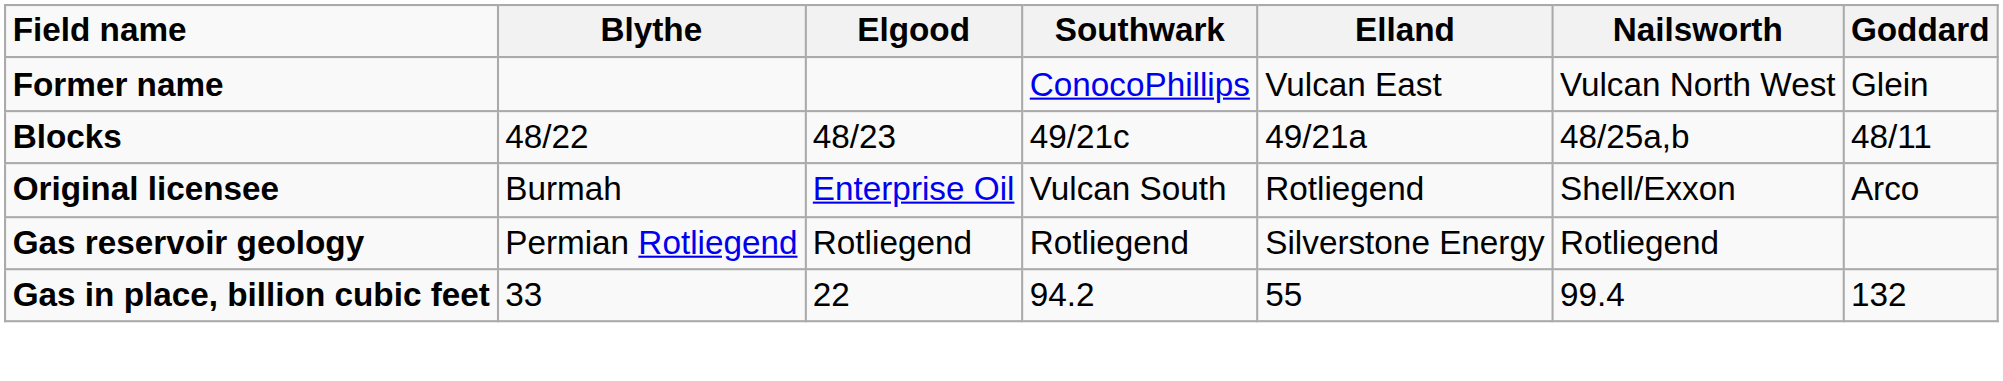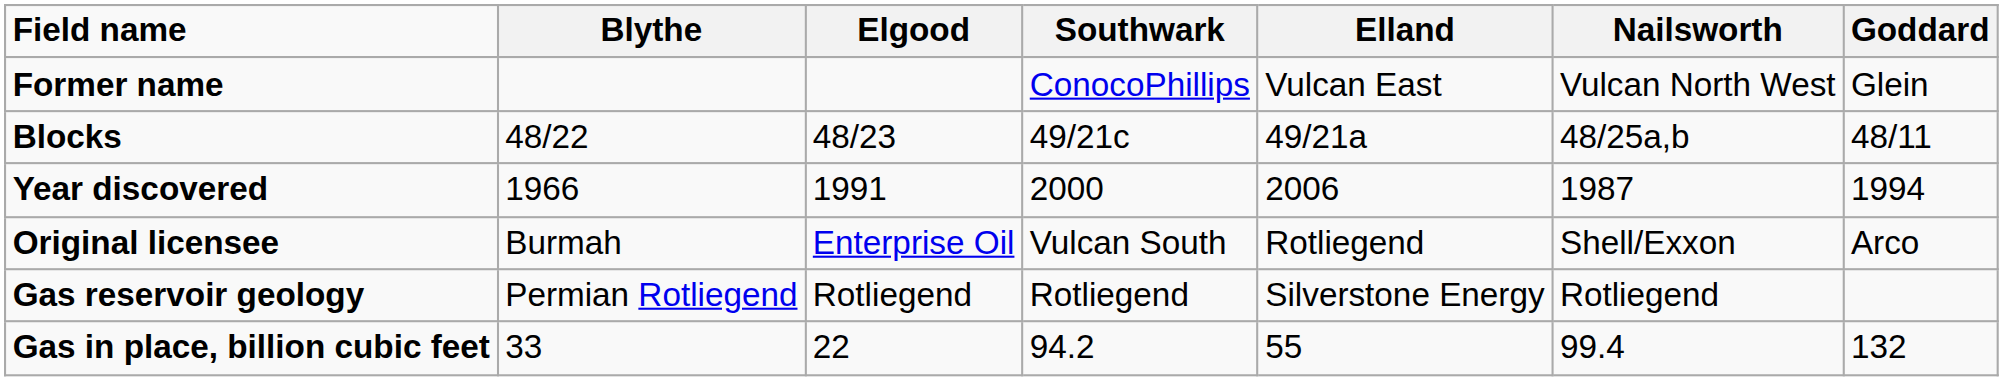+ row: (140, 189)
